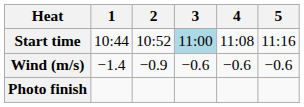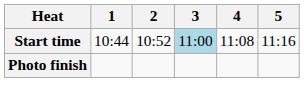- row: (47, 65)
